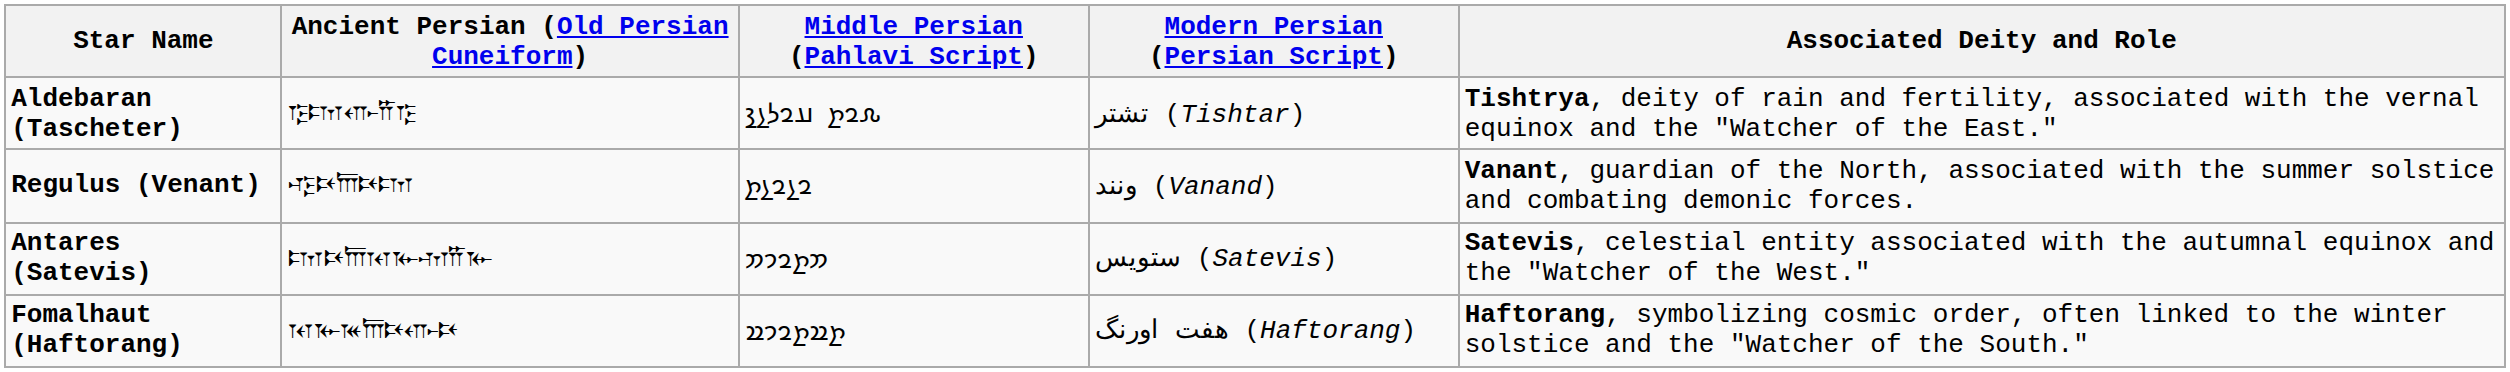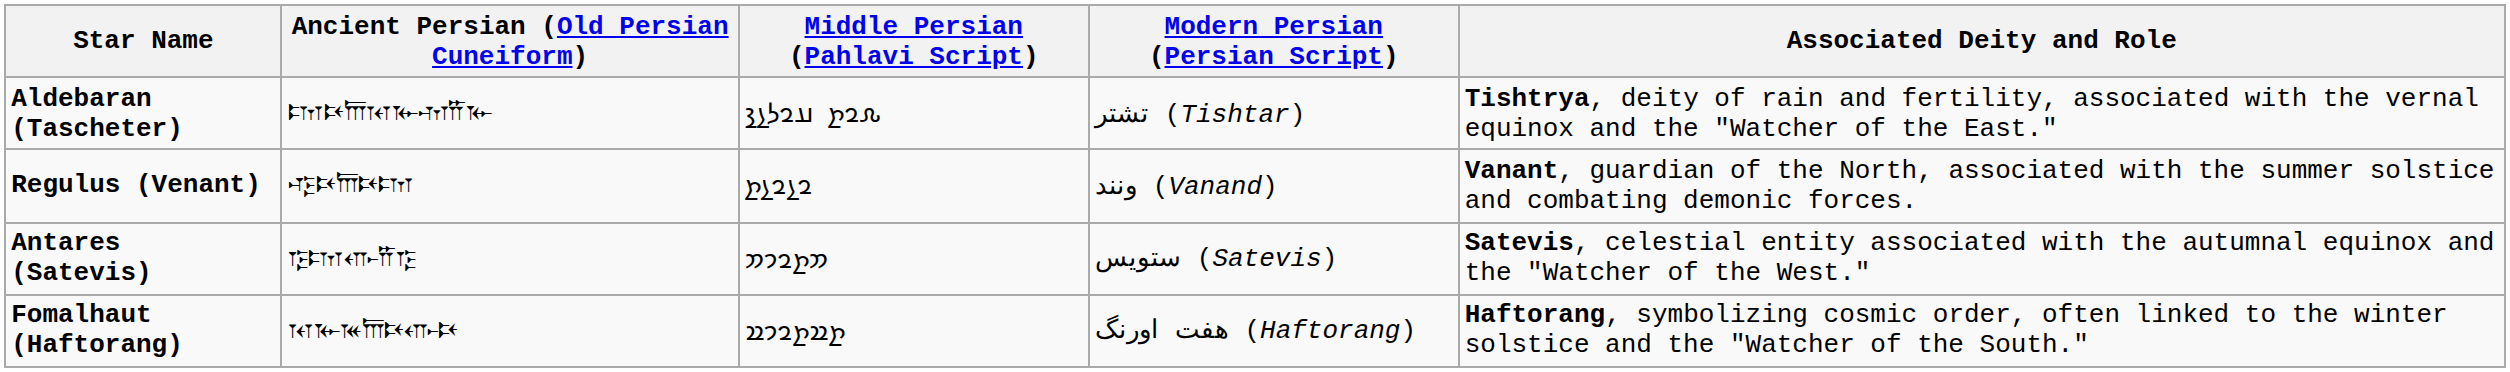(352, 114) 𐎿𐎫𐎥𐎡𐎿 -> (390, 114) 𐎫𐎴𐎠𐎰𐎹𐎶𐎡𐎹
(390, 258) 𐎫𐎴𐎠𐎰𐎹𐎶𐎡𐎹 -> (352, 258) 𐎿𐎫𐎥𐎡𐎿
